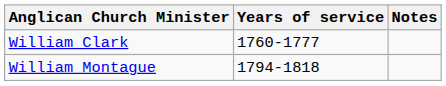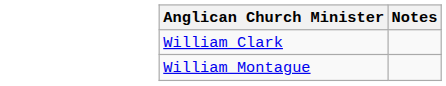- column: (311, 17)
